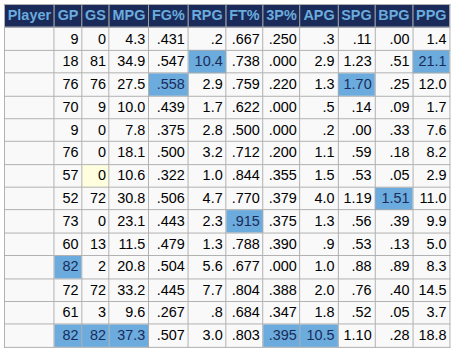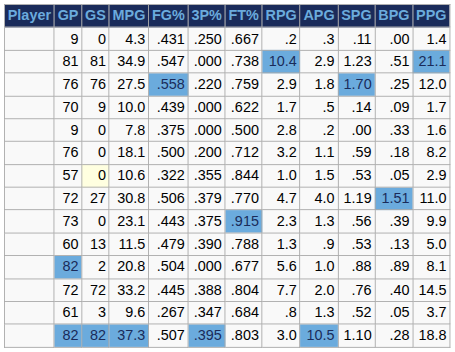columns swapped: (282, 15) <-> (207, 15)
(70, 61) 18 -> (70, 61) 81
(325, 84) 1.3 -> (325, 84) 1.8
(437, 130) 7.6 -> (437, 130) 1.6
(70, 198) 52 -> (70, 198) 72
(98, 198) 72 -> (98, 198) 27
(437, 267) 8.3 -> (437, 267) 8.1
(325, 312) 1.8 -> (325, 312) 1.3
